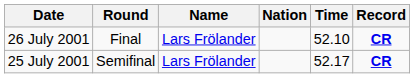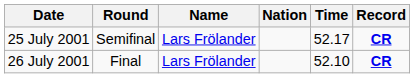rows swapped: (49, 61) <-> (49, 38)
